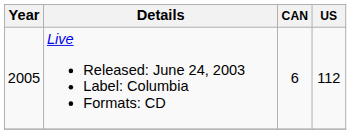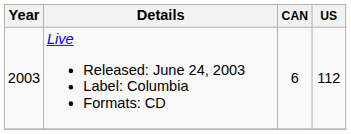(24, 78) 2005 -> (24, 78) 2003
